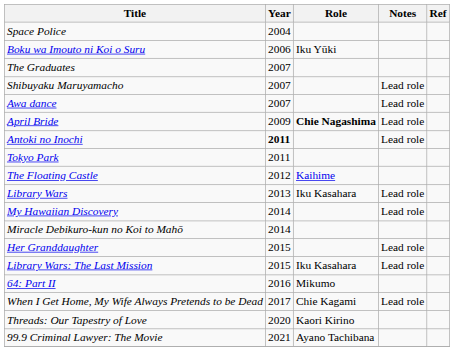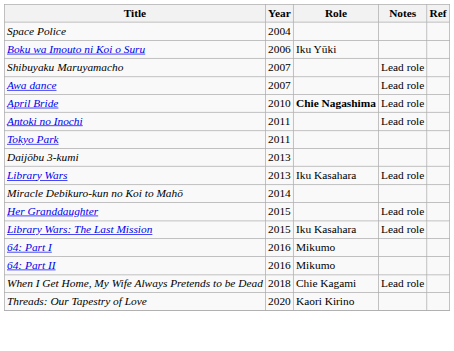- row: (41, 67)
(279, 121) 2009 -> (279, 103) 2010
(279, 139) bold -> (279, 121) normal
- row: (52, 175)
+ row: (43, 157)
- row: (62, 211)
+ row: (29, 247)
(279, 301) 2017 -> (279, 283) 2018
- row: (85, 337)
